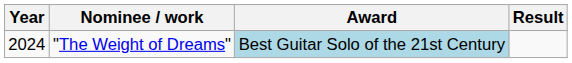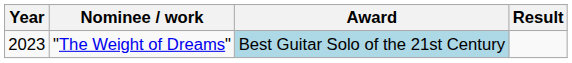(27, 44) 2024 -> (27, 44) 2023
